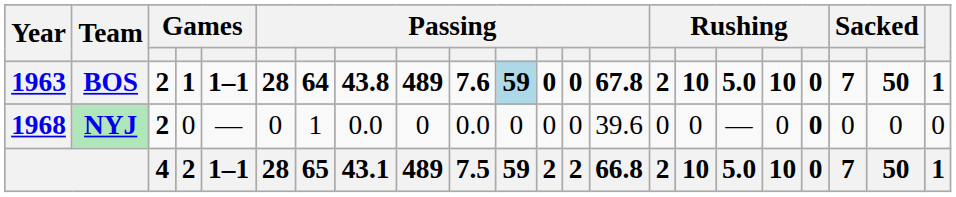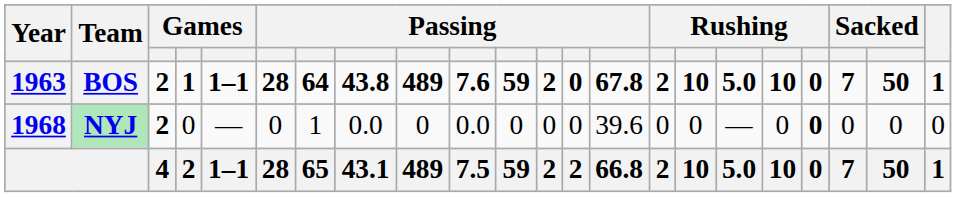(516, 82) lightblue background -> (516, 82) no background
(549, 82) 0 -> (549, 82) 2
